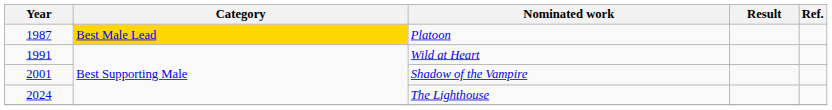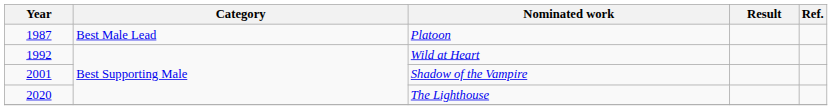(116, 34) gold background -> (116, 34) no background
(39, 54) 1991 -> (39, 54) 1992
(39, 94) 2024 -> (39, 94) 2020
